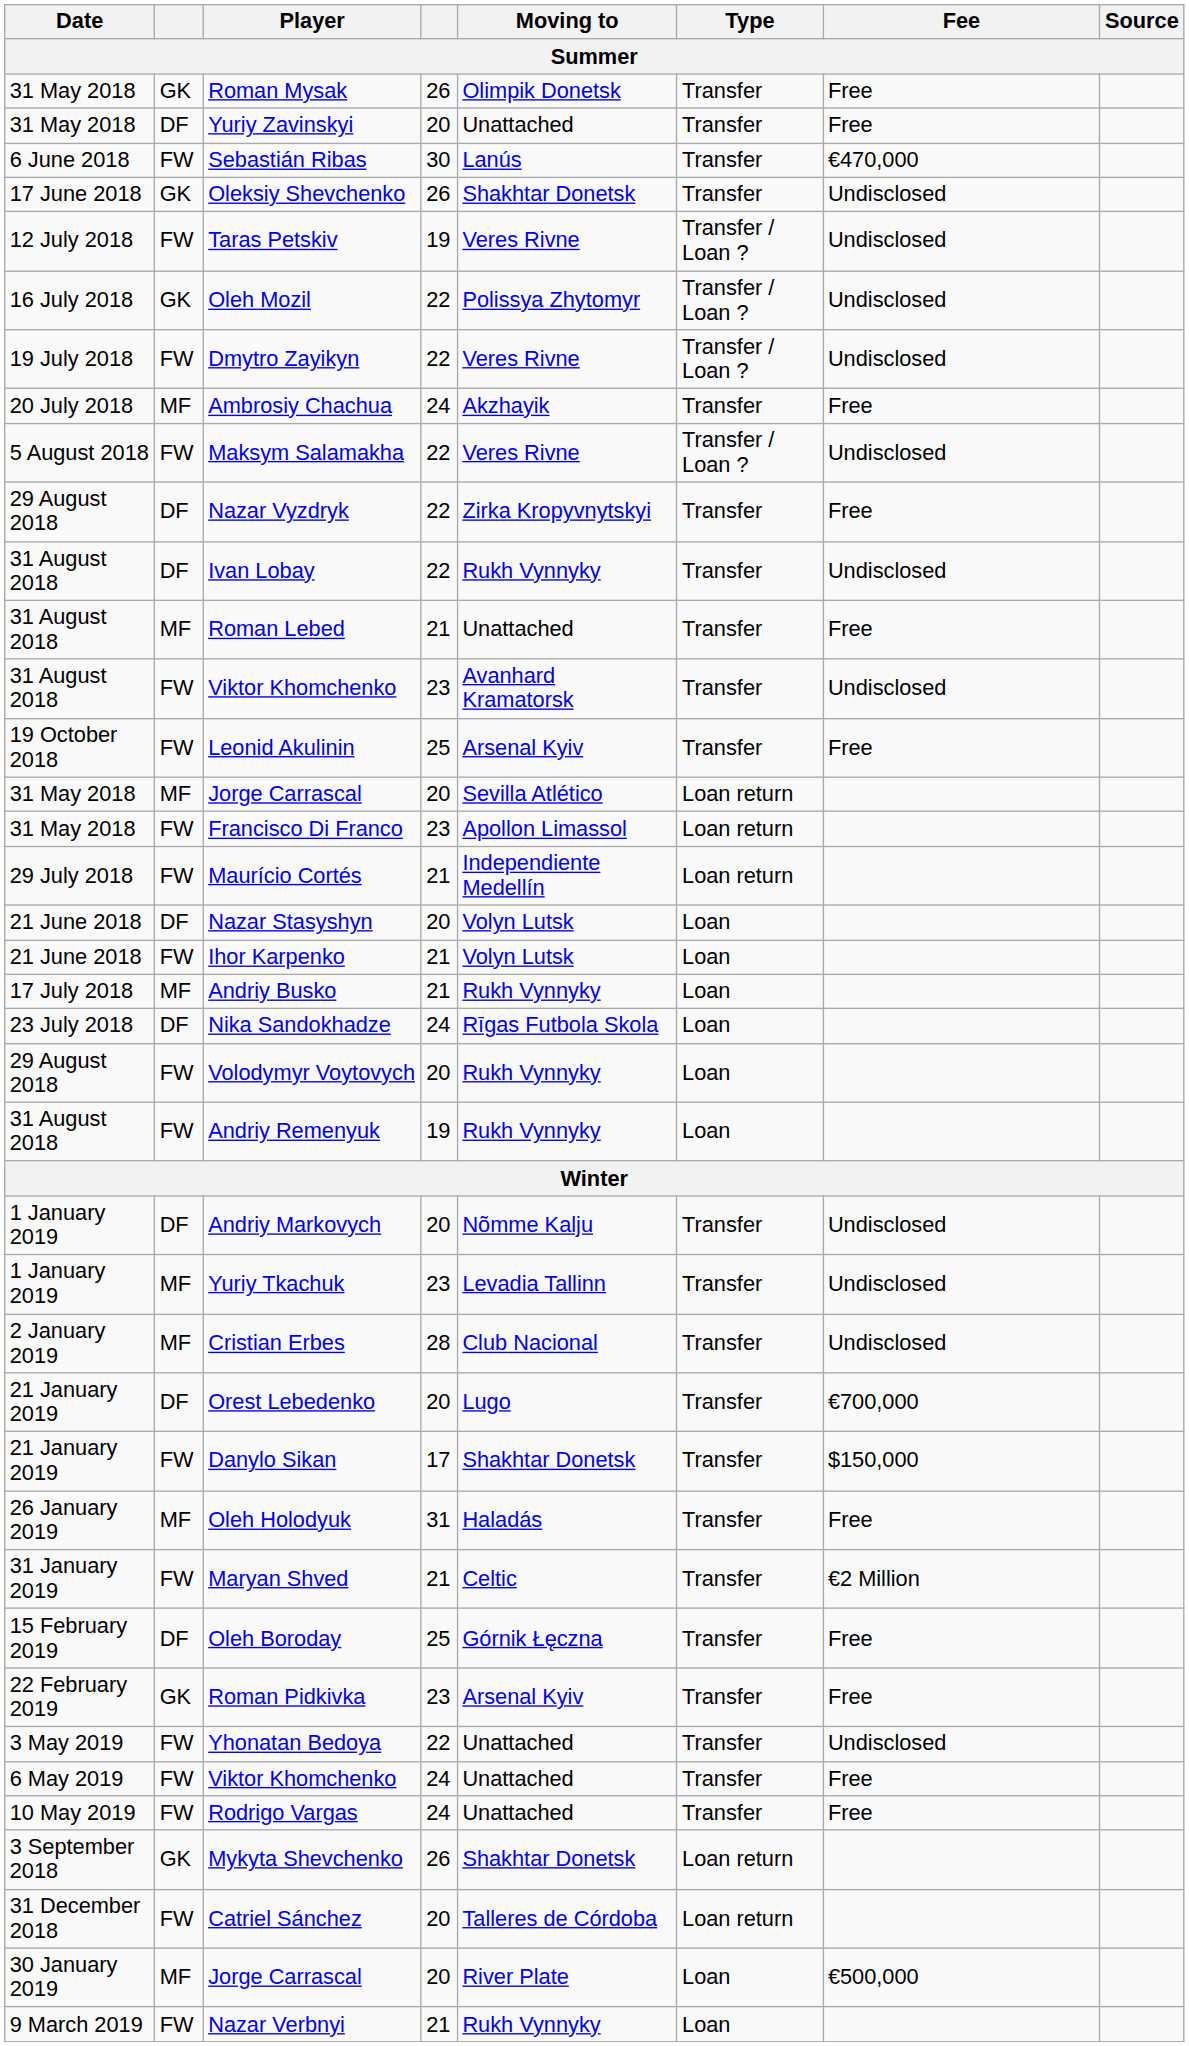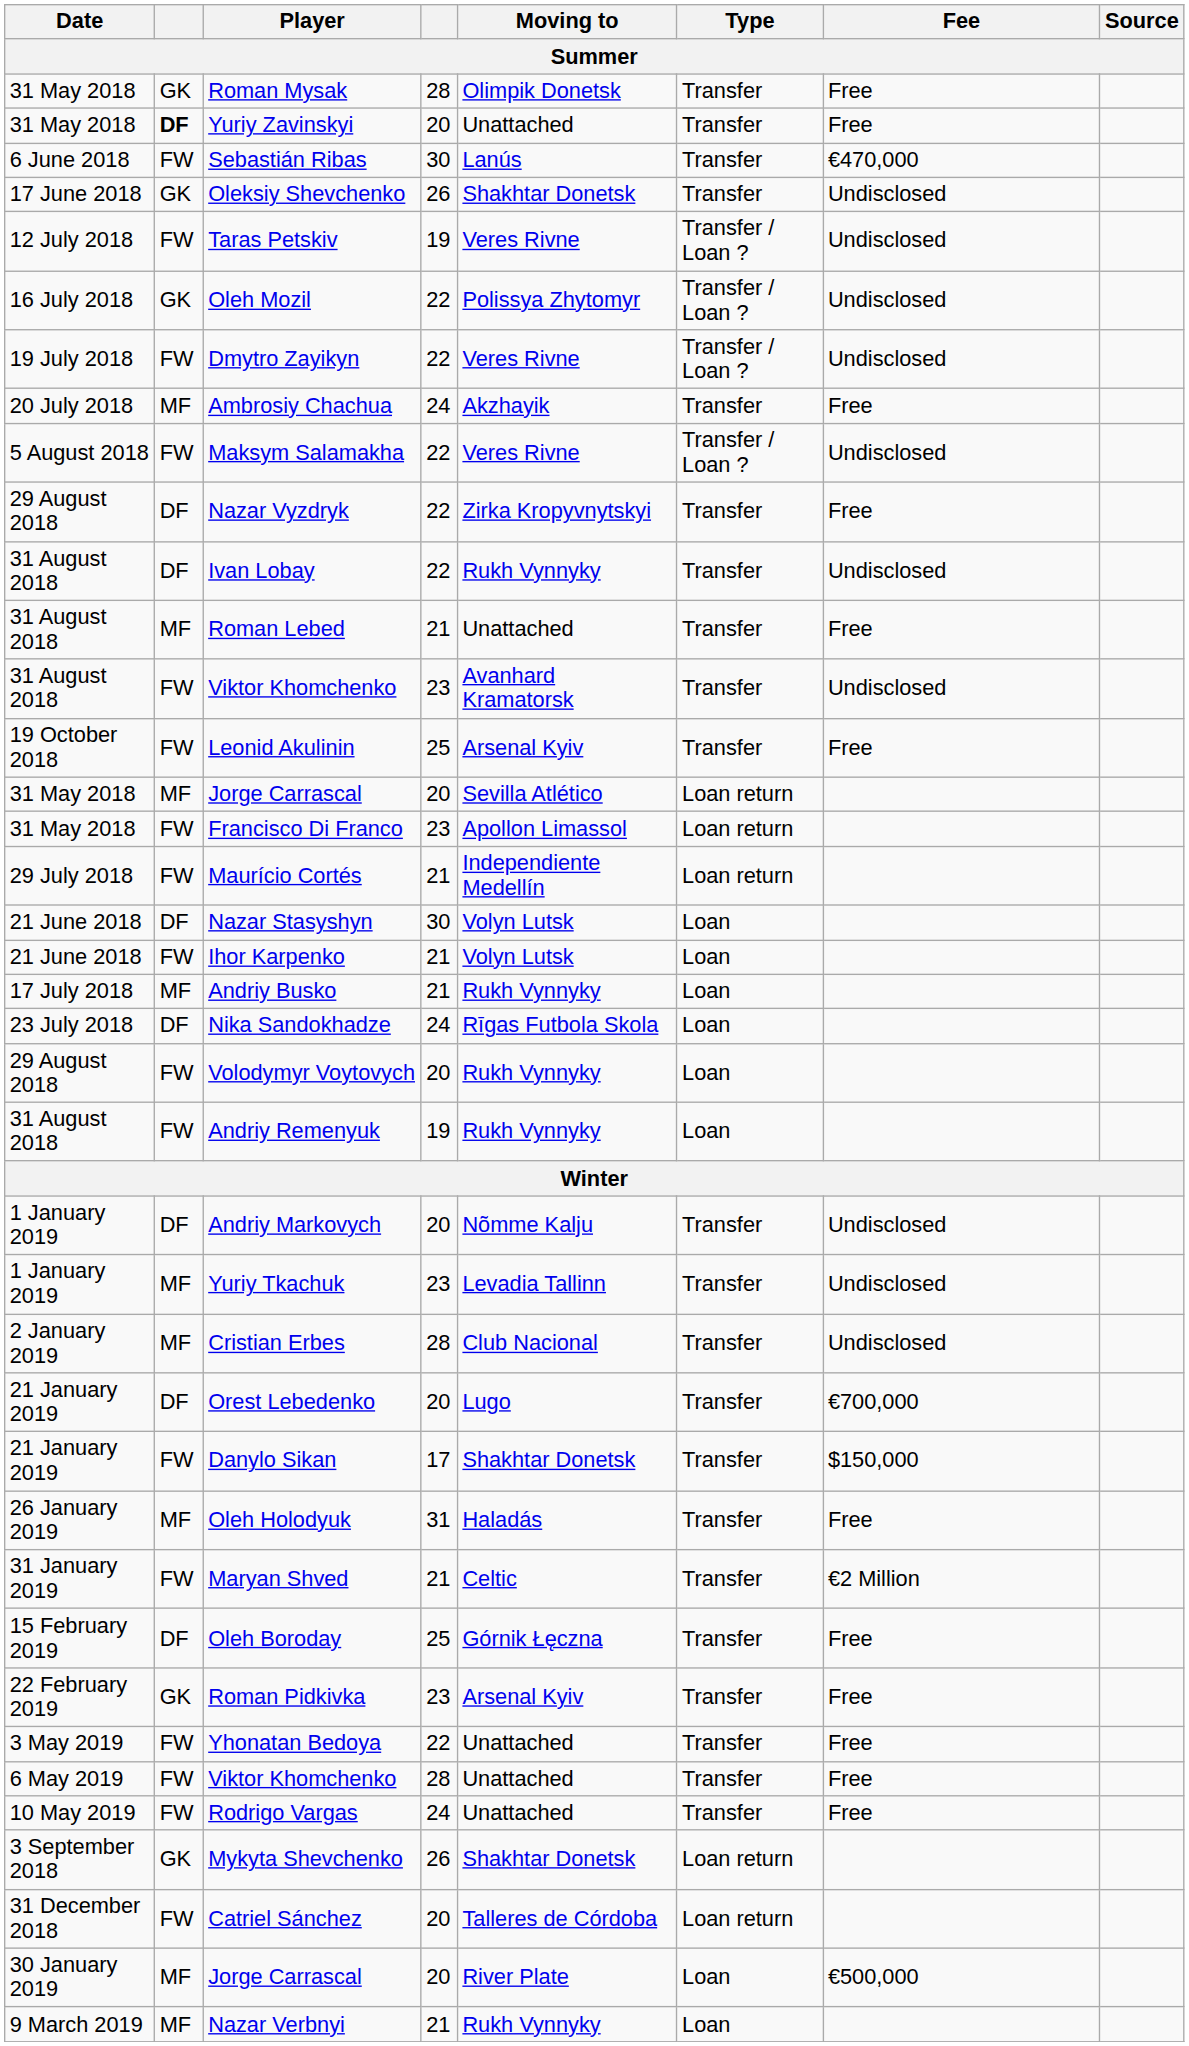(438, 90) 26 -> (438, 90) 28
(174, 125) normal -> (174, 125) bold
(438, 922) 20 -> (438, 922) 30
(887, 1743) Undisclosed -> (850, 1743) Free
(438, 1778) 24 -> (438, 1778) 28
(177, 2024) FW -> (175, 2024) MF
